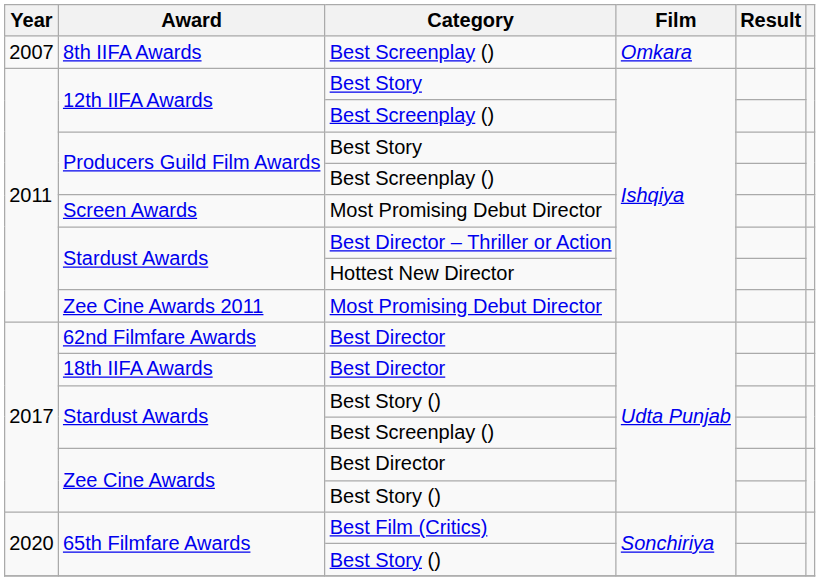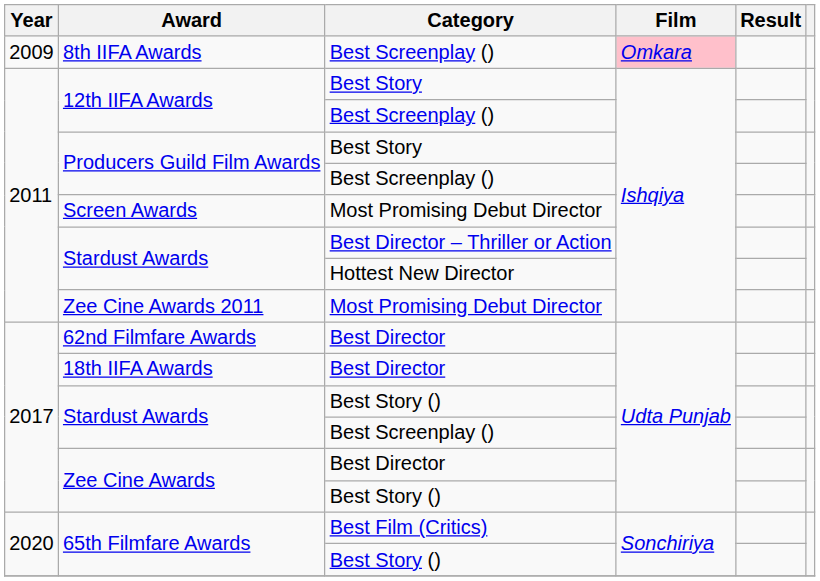(31, 52) 2007 -> (31, 52) 2009
(656, 52) no background -> (656, 52) pink background
